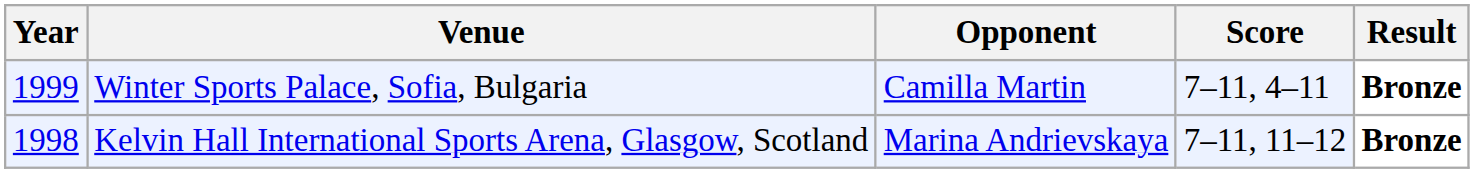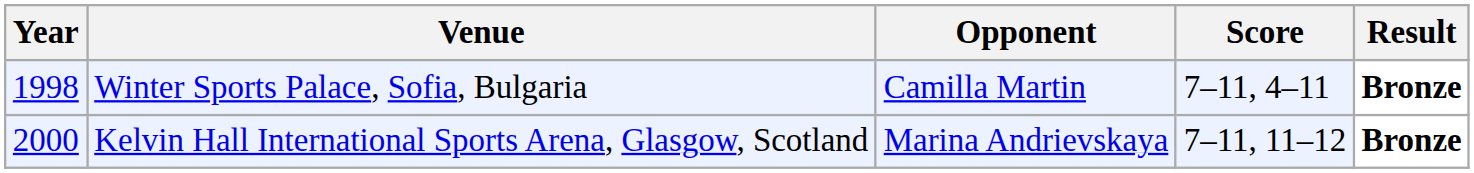(46, 86) 1999 -> (46, 86) 1998
(46, 140) 1998 -> (46, 140) 2000
